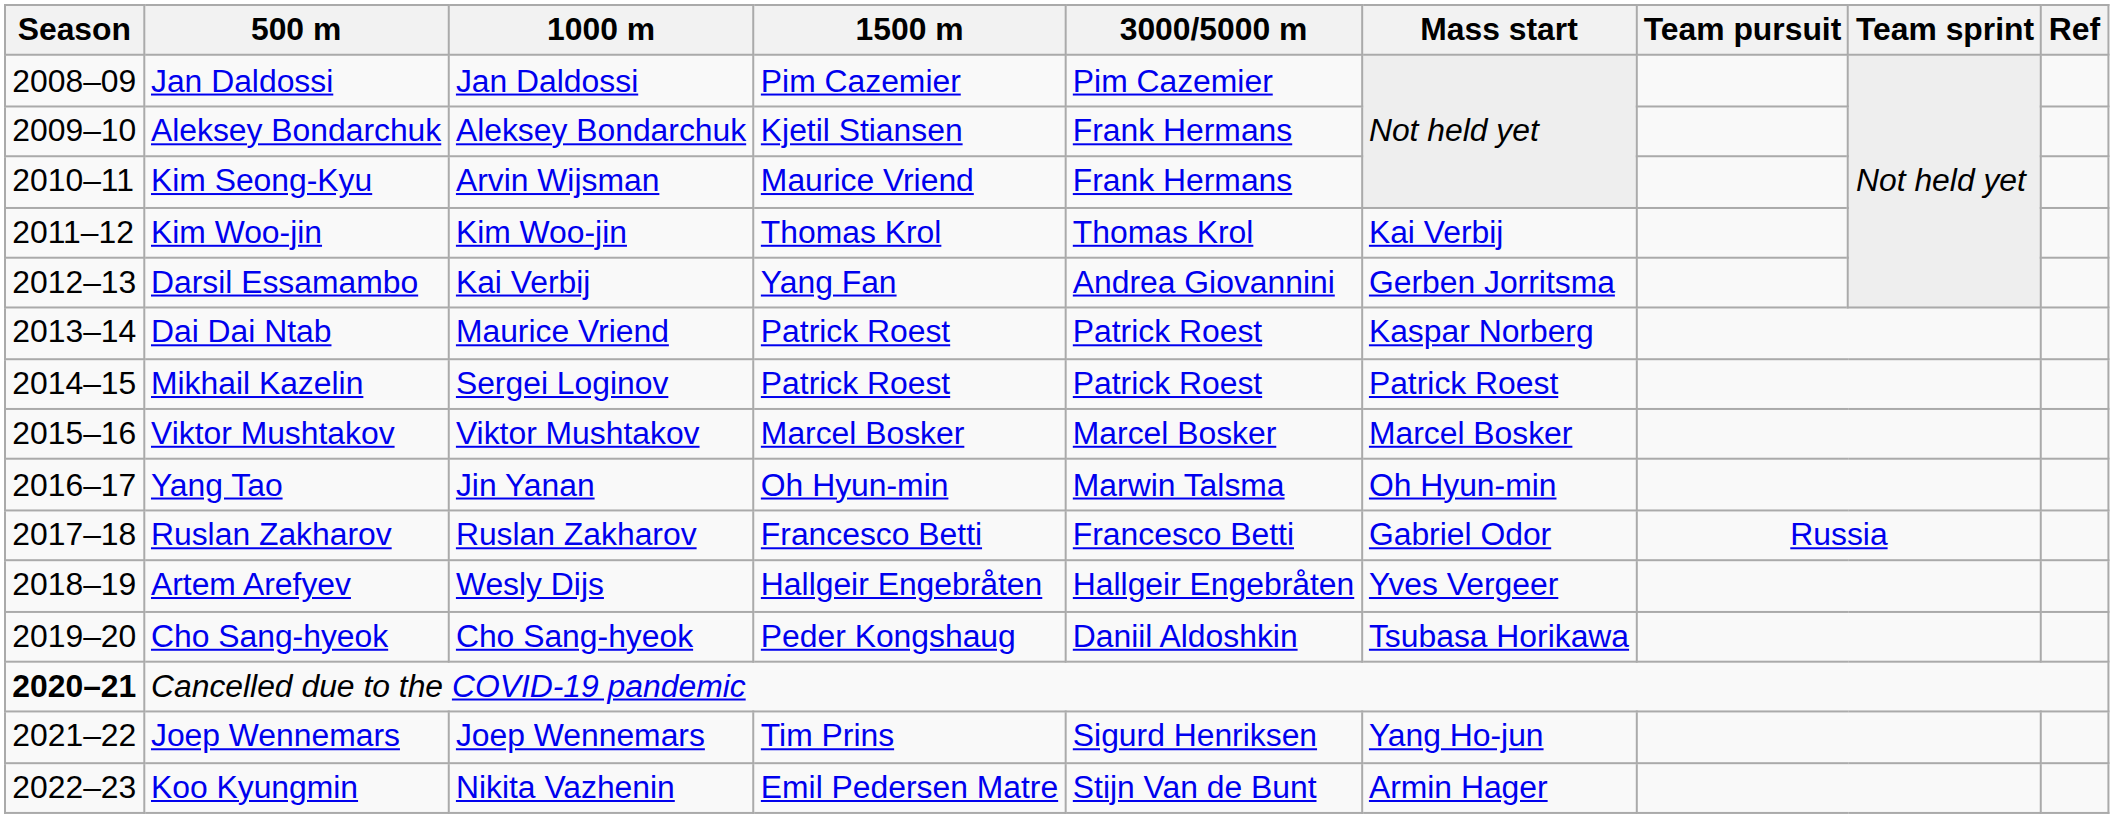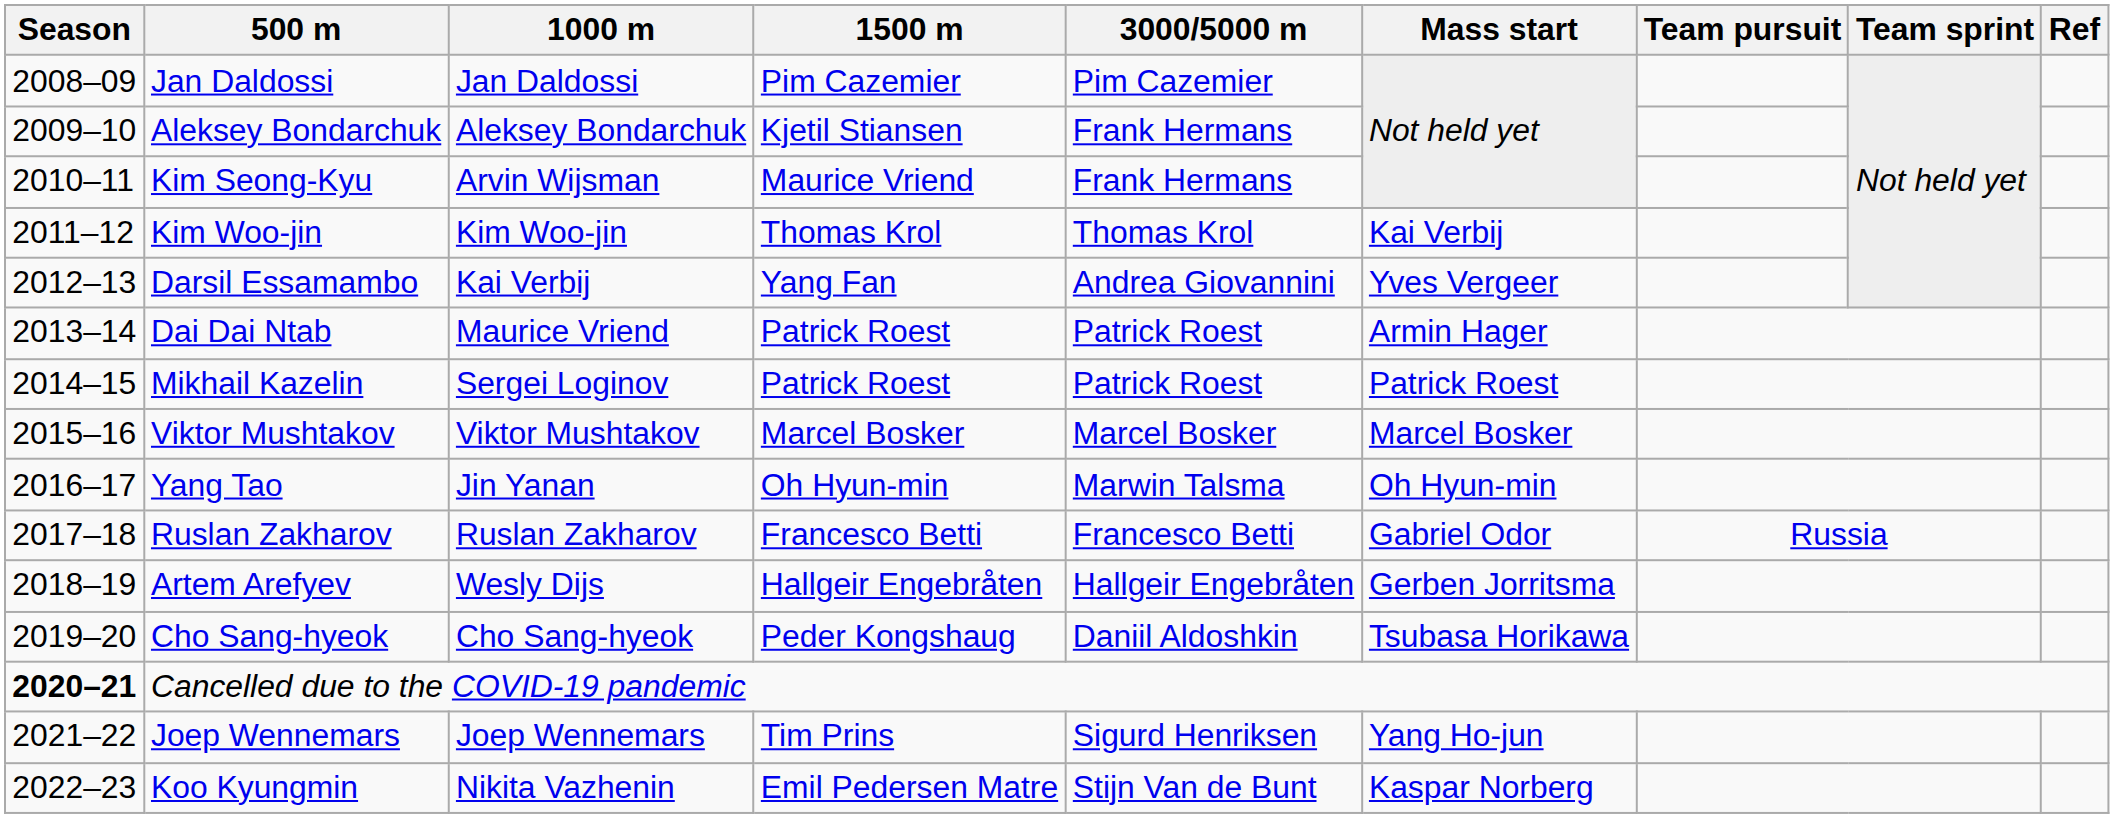(1492, 282) Gerben Jorritsma -> (1464, 282) Yves Vergeer
(1481, 332) Kaspar Norberg -> (1458, 332) Armin Hager
(1464, 585) Yves Vergeer -> (1492, 585) Gerben Jorritsma
(1458, 787) Armin Hager -> (1481, 787) Kaspar Norberg
